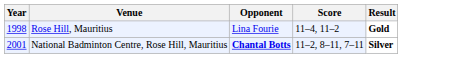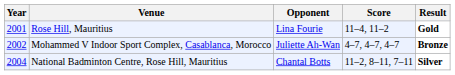(17, 29) 1998 -> (17, 29) 2001
+ row: (151, 45)
(17, 45) 2001 -> (17, 62) 2004
(261, 45) bold -> (303, 62) normal
